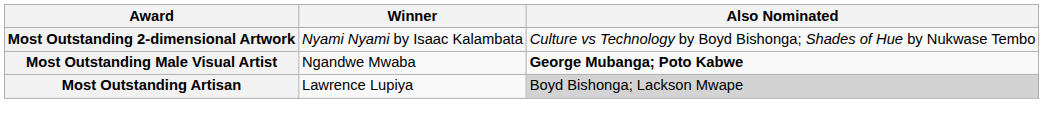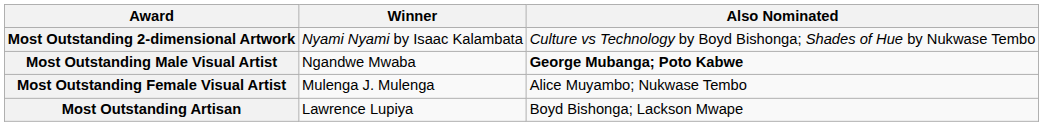+ row: (152, 86)
(636, 86) lightgrey background -> (636, 109) no background
